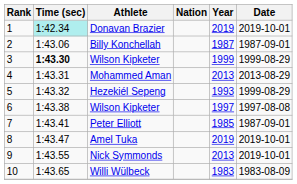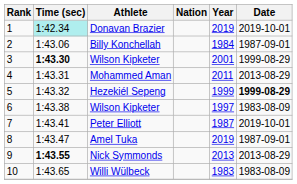(223, 44) 1987 -> (223, 44) 1984
(223, 60) 1999 -> (223, 60) 2001
(223, 76) 2013 -> (223, 76) 2011
(223, 92) 1993 -> (223, 92) 1999
(264, 92) normal -> (264, 92) bold
(264, 108) 1997-08-08 -> (264, 108) 1983-08-09
(223, 124) 1985 -> (223, 124) 1987
(264, 124) 1987-09-01 -> (264, 124) 2019-10-01
(264, 140) 2019-10-01 -> (264, 140) 1987-09-01
(53, 155) normal -> (53, 155) bold
(264, 155) 2019-10-01 -> (264, 155) 2013-08-29
